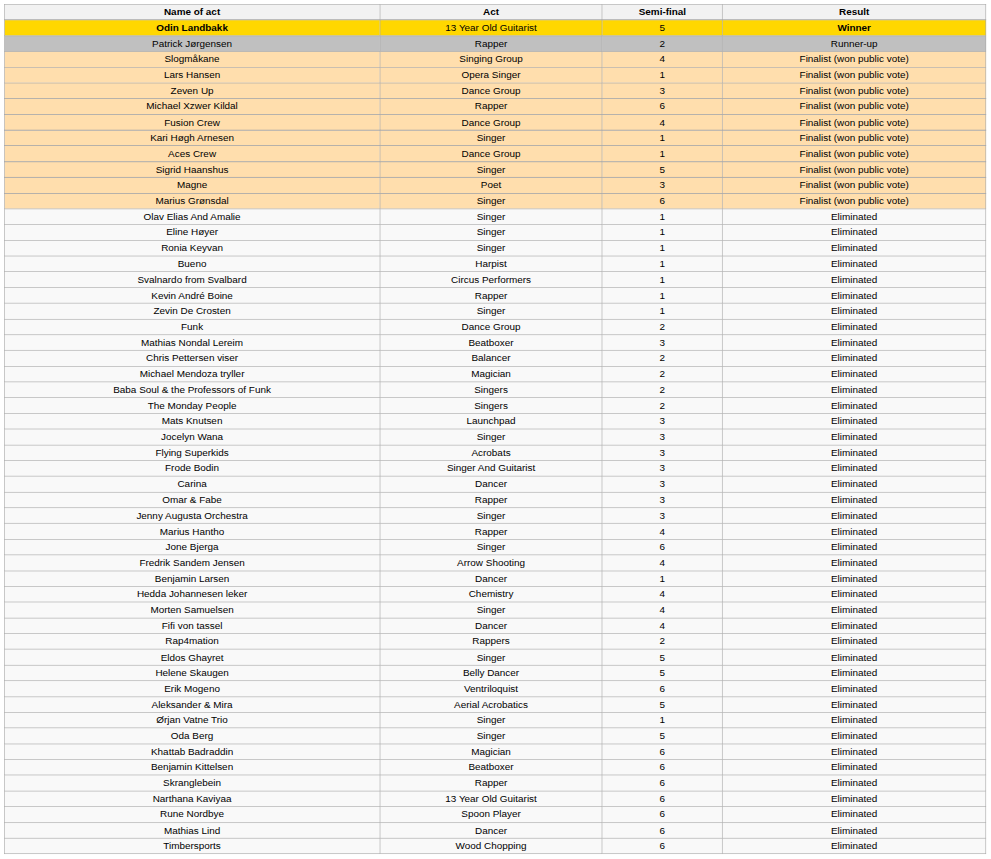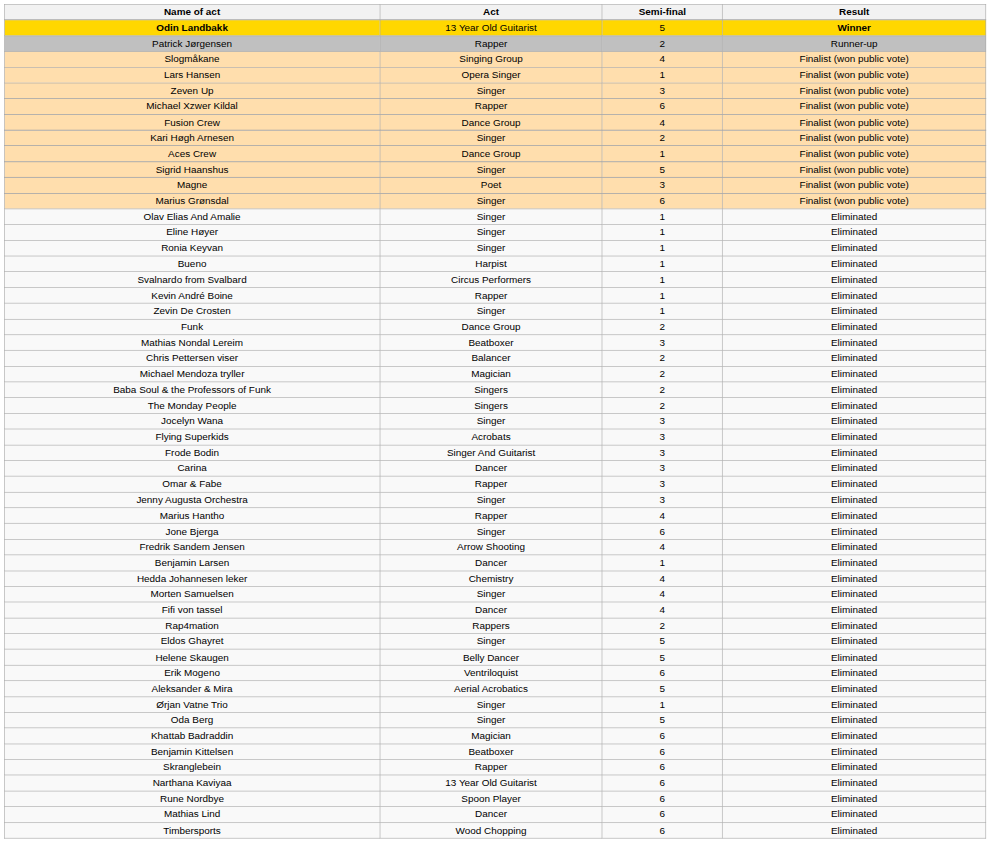(491, 91) Dance Group -> (491, 91) Singer
(662, 138) 1 -> (662, 138) 2
- row: (192, 421)
